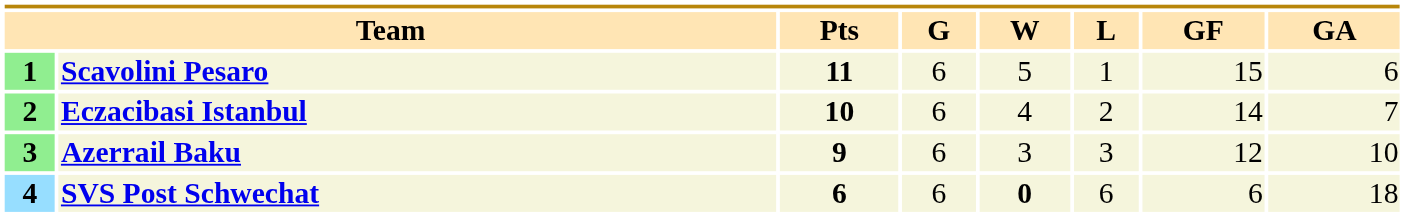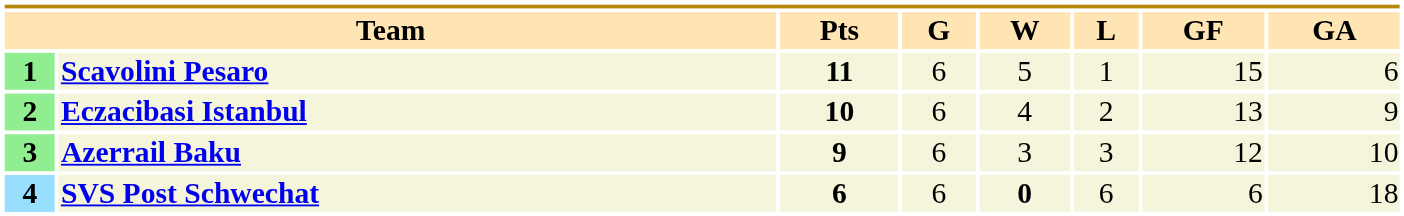(1248, 111) 14 -> (1248, 111) 13
(1391, 111) 7 -> (1391, 111) 9
